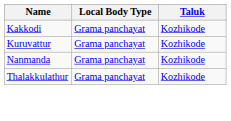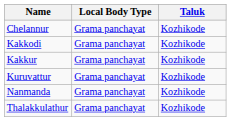+ row: (28, 28)
+ row: (22, 60)
